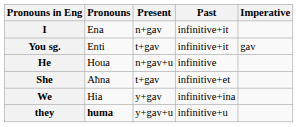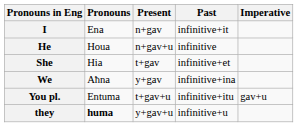- row: (45, 46)
(99, 79) Aħna -> (95, 63) Hia
(95, 96) Hia -> (99, 79) Aħna
+ row: (45, 96)
